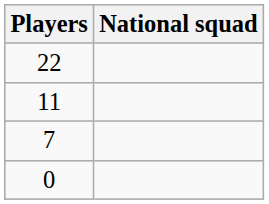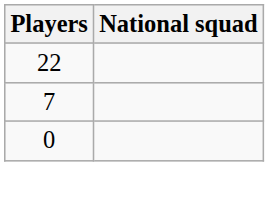- row: (49, 101)
